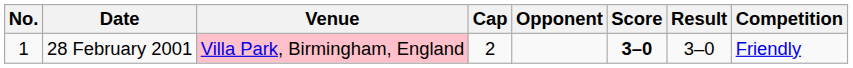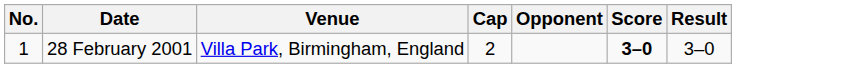- column: (789, 19)
(332, 48) pink background -> (332, 48) no background
